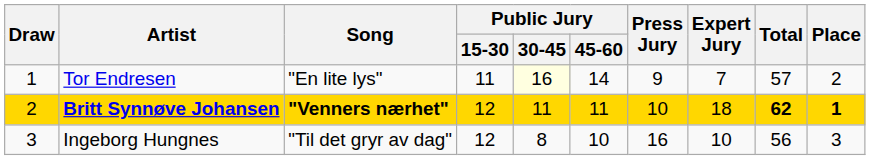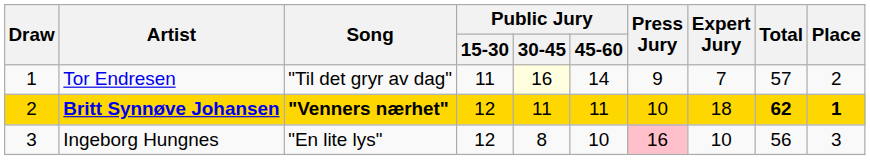(335, 79) "En lite lys" -> (370, 79) "Til det gryr av dag"
(370, 139) "Til det gryr av dag" -> (335, 139) "En lite lys"
(657, 139) no background -> (657, 139) pink background
